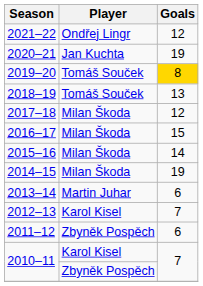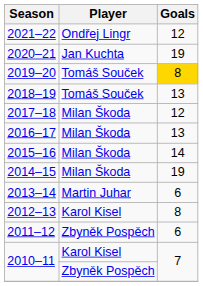(178, 133) 15 -> (178, 133) 13
(178, 212) 7 -> (178, 212) 8
